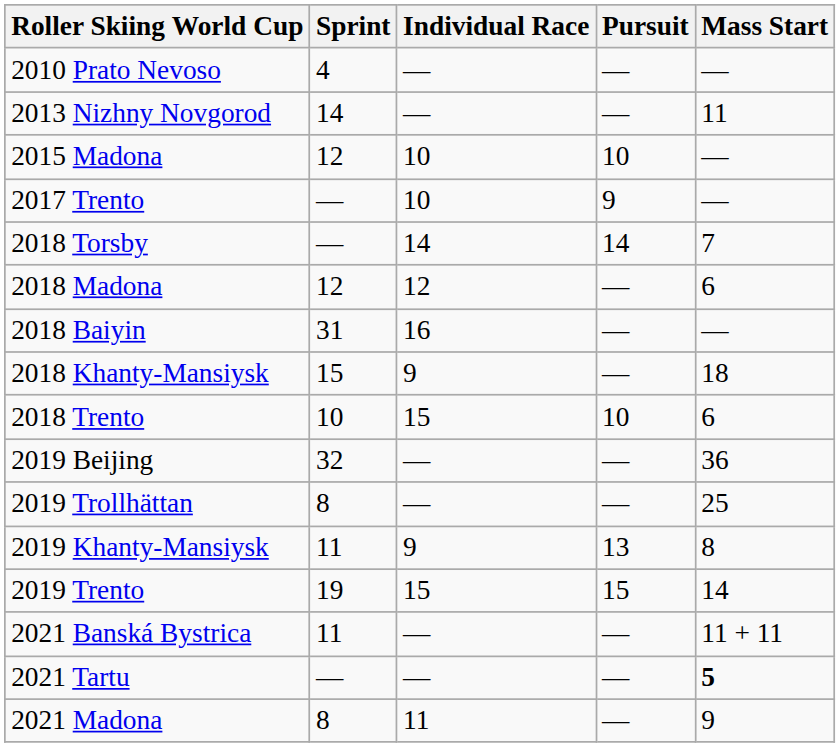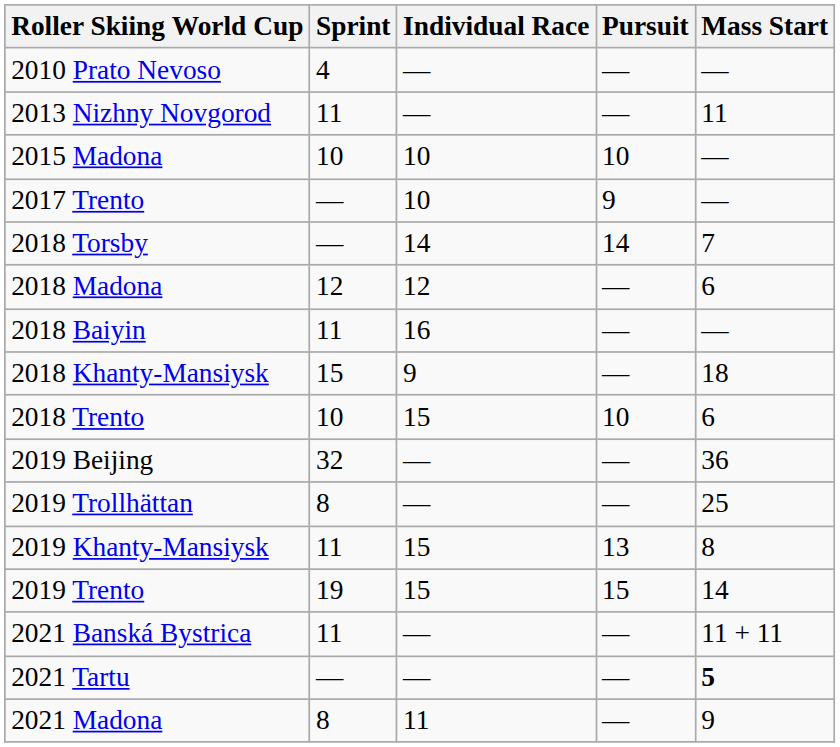(330, 112) 14 -> (329, 112) 11
(330, 156) 12 -> (330, 156) 10
(330, 329) 31 -> (329, 329) 11
(410, 546) 9 -> (417, 546) 15
